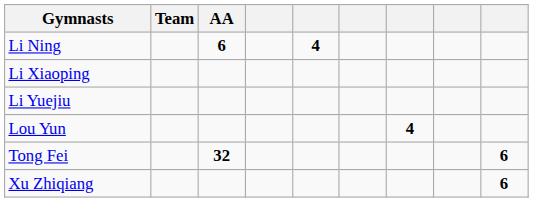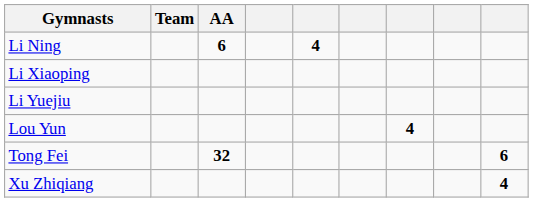(504, 183) 6 -> (504, 183) 4
